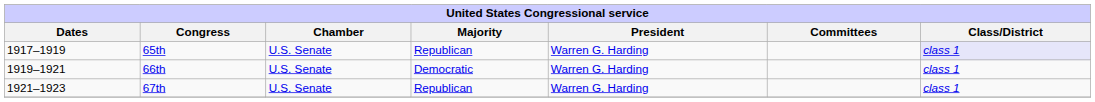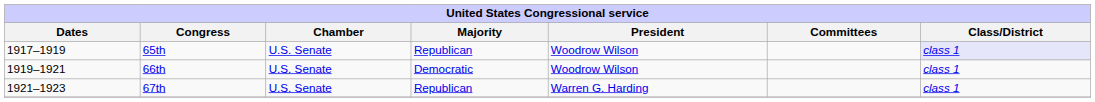(600, 50) Warren G. Harding -> (595, 50) Woodrow Wilson
(600, 69) Warren G. Harding -> (595, 69) Woodrow Wilson
